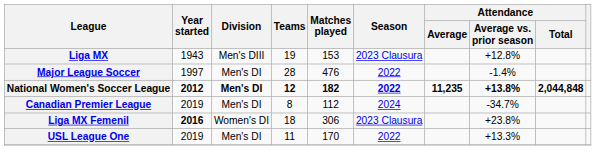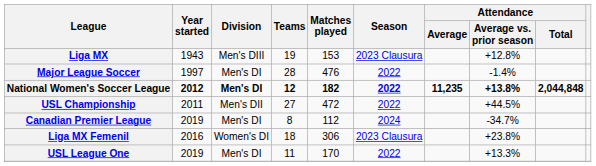+ row: (88, 105)
(192, 121) bold -> (192, 137) normal
